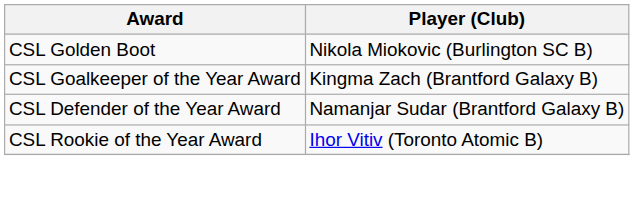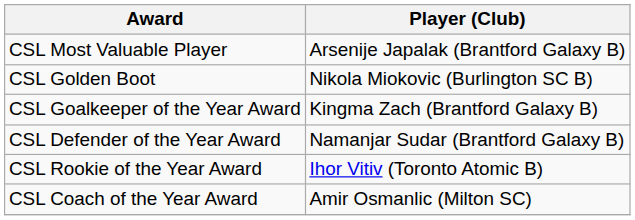+ row: (118, 49)
+ row: (133, 199)
